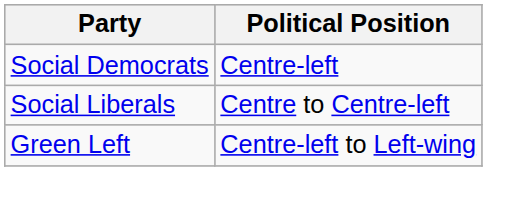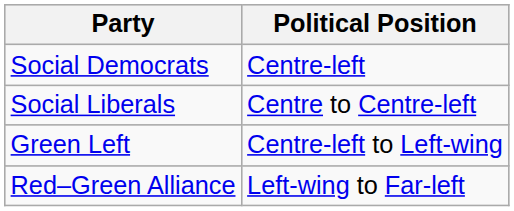+ row: (123, 184)
